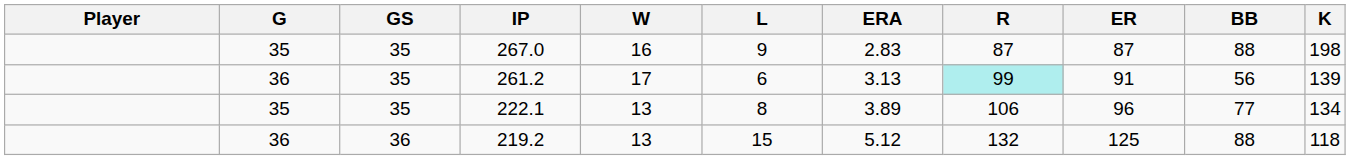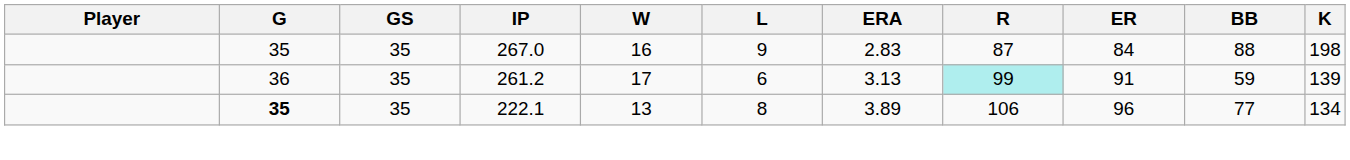(1124, 49) 87 -> (1124, 49) 84
(1244, 79) 56 -> (1244, 79) 59
(279, 109) normal -> (279, 109) bold
- row: (521, 139)
